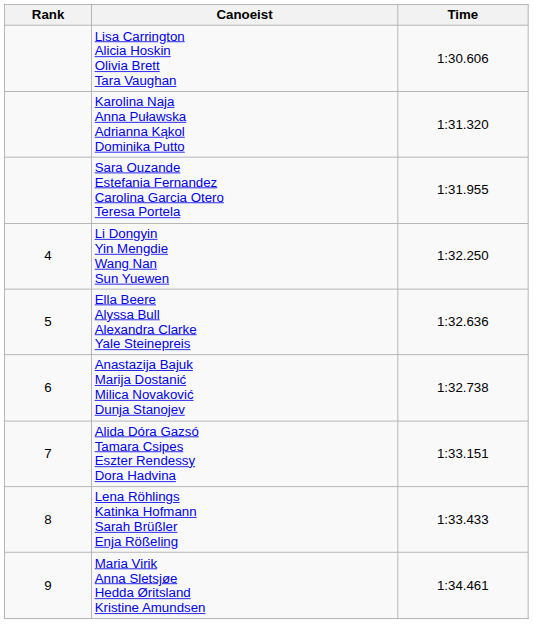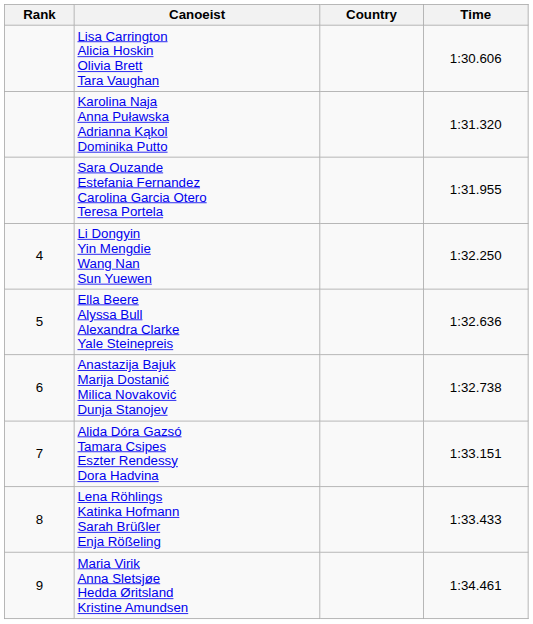+ column: (372, 15)
